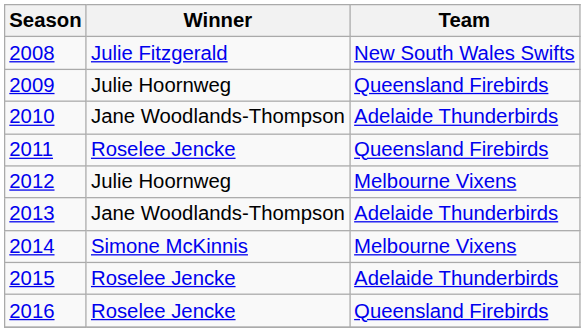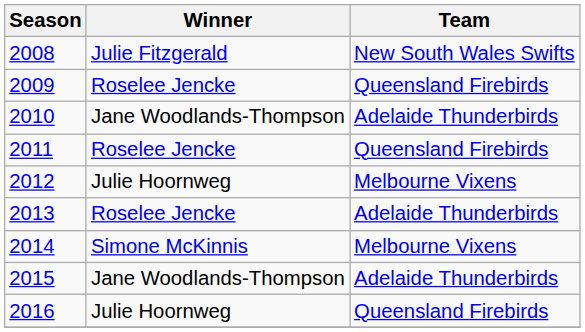(161, 85) Julie Hoornweg -> (163, 85) Roselee Jencke
(218, 213) Jane Woodlands-Thompson -> (163, 213) Roselee Jencke
(163, 278) Roselee Jencke -> (218, 278) Jane Woodlands-Thompson
(163, 310) Roselee Jencke -> (161, 310) Julie Hoornweg
